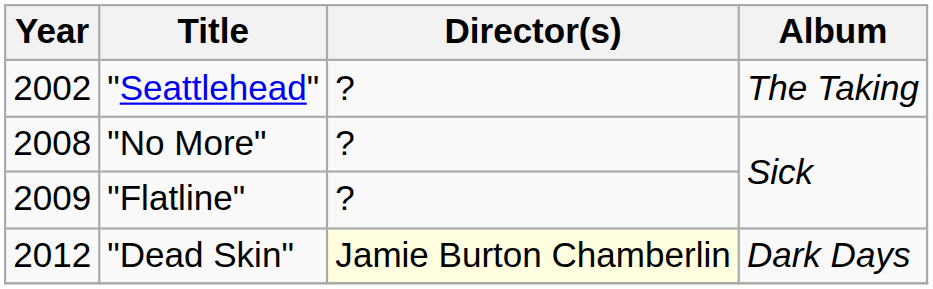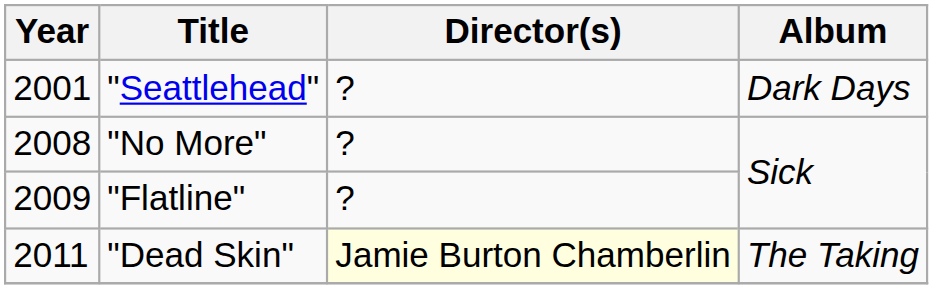(52, 87) 2002 -> (52, 87) 2001
(833, 87) The Taking -> (829, 87) Dark Days
(52, 254) 2012 -> (51, 254) 2011
(829, 254) Dark Days -> (833, 254) The Taking
